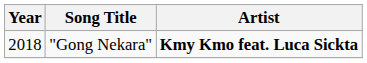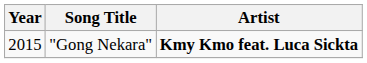(25, 44) 2018 -> (25, 44) 2015
